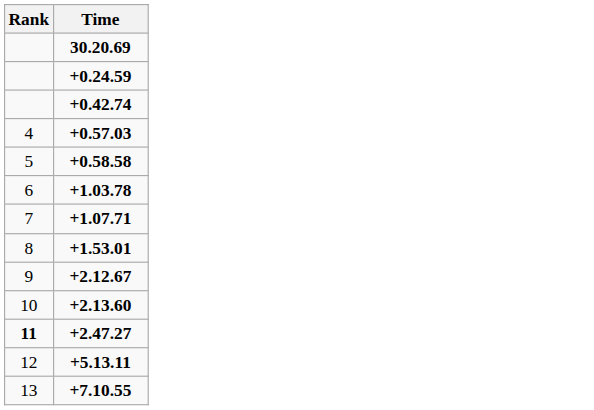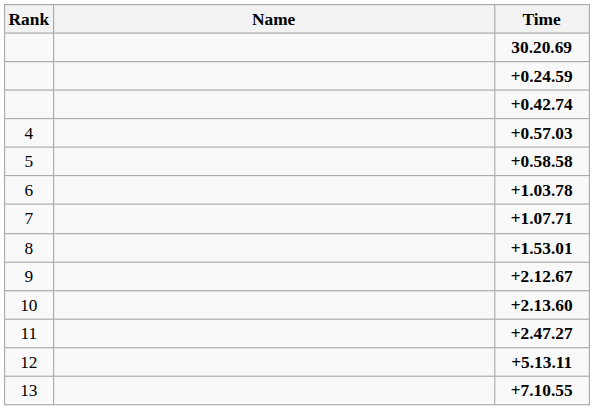+ column: (274, 18)
(29, 333) bold -> (29, 333) normal
